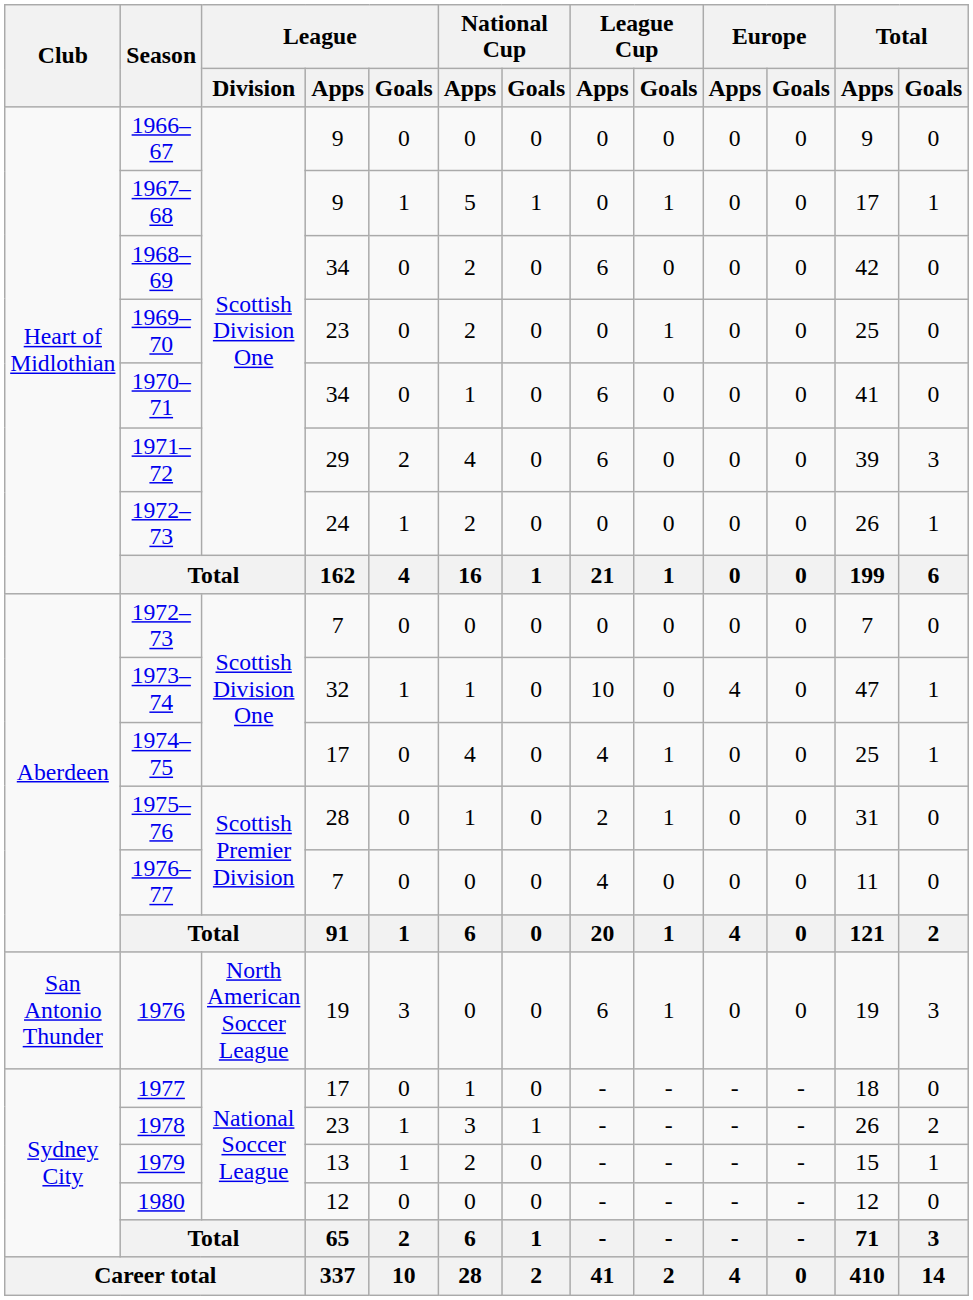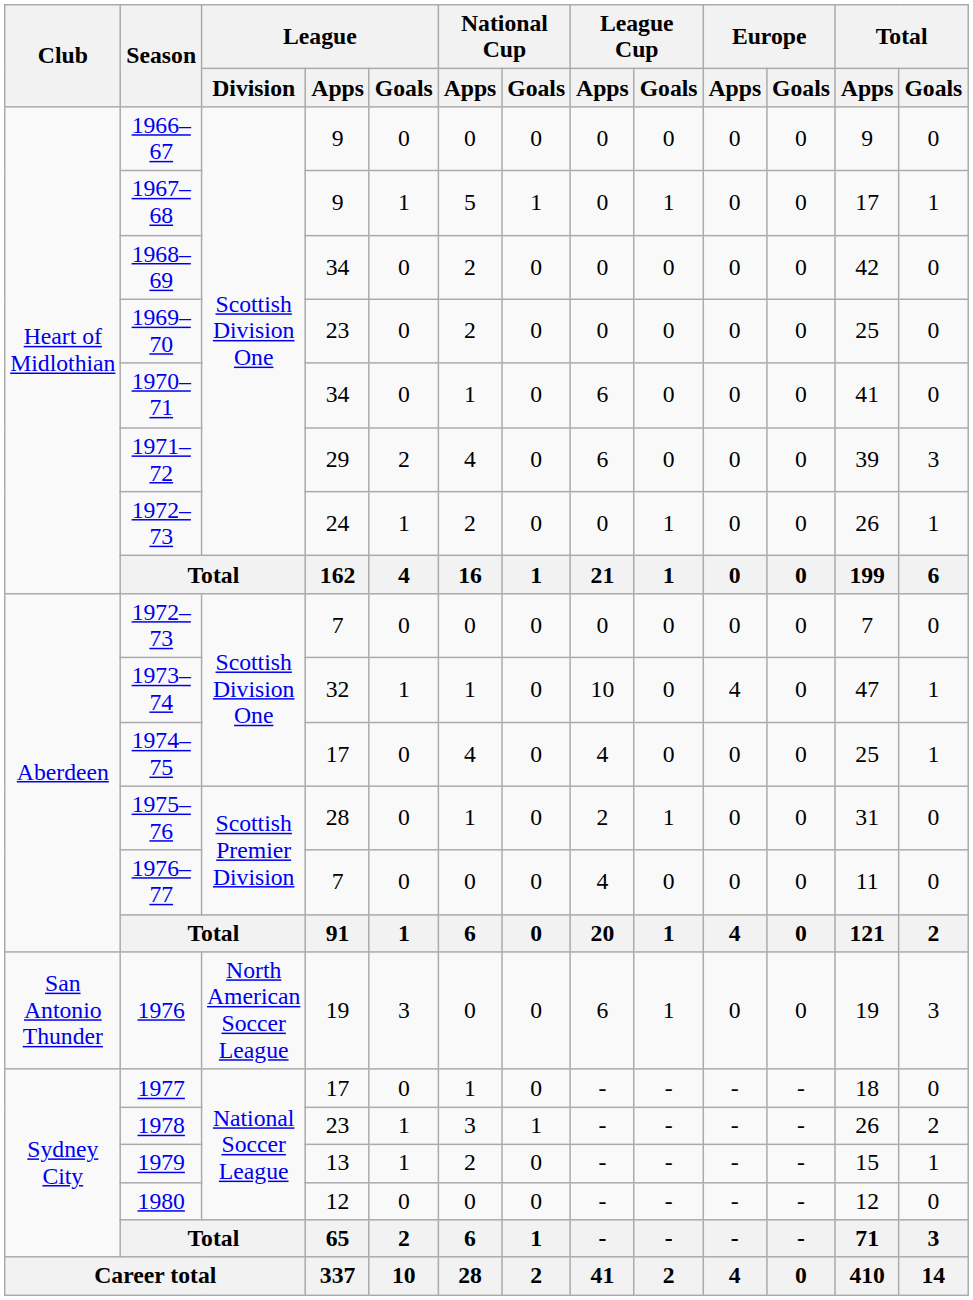(602, 266) 6 -> (602, 266) 0
(669, 330) 1 -> (669, 330) 0
(669, 523) 0 -> (669, 523) 1
(669, 753) 1 -> (669, 753) 0
